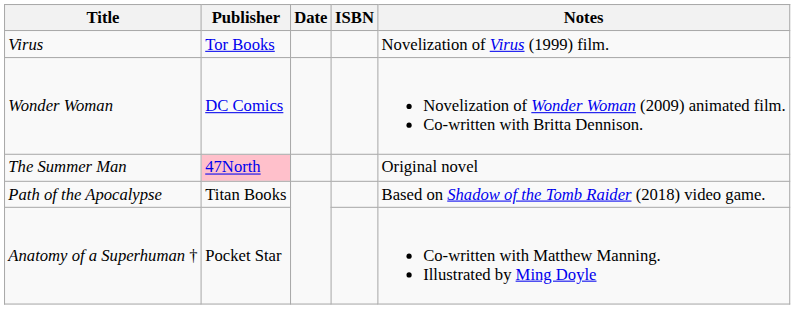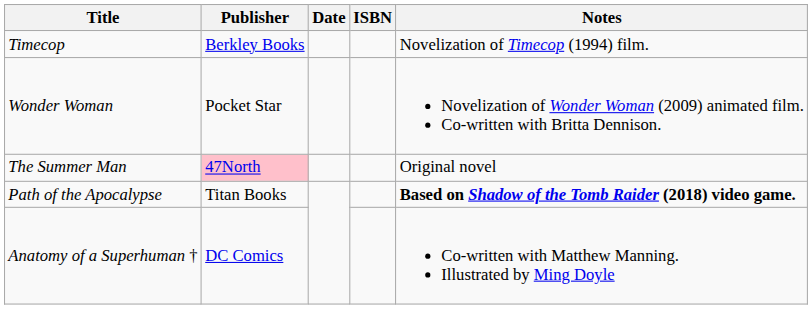+ row: (37, 44)
- row: (26, 44)
(244, 105) DC Comics -> (243, 105) Pocket Star
(574, 193) normal -> (598, 193) bold
(243, 255) Pocket Star -> (244, 255) DC Comics
